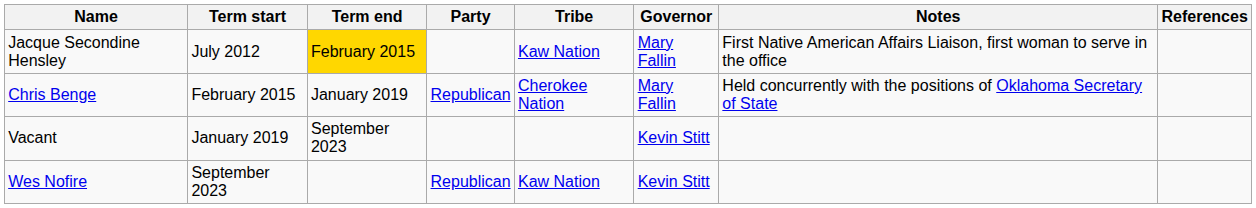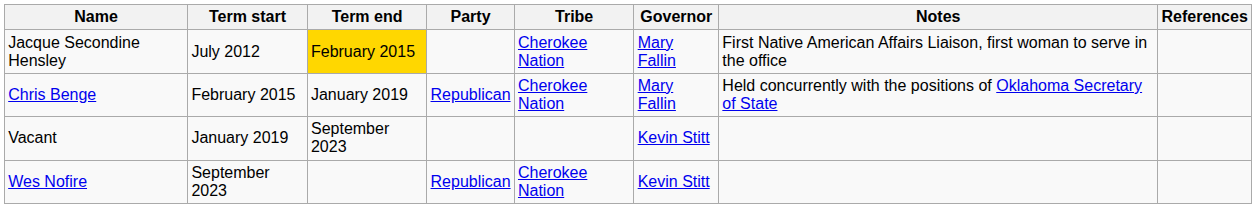(559, 51) Kaw Nation -> (553, 51) Cherokee Nation
(559, 181) Kaw Nation -> (553, 181) Cherokee Nation
